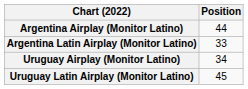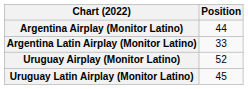(221, 60) 34 -> (221, 60) 52
